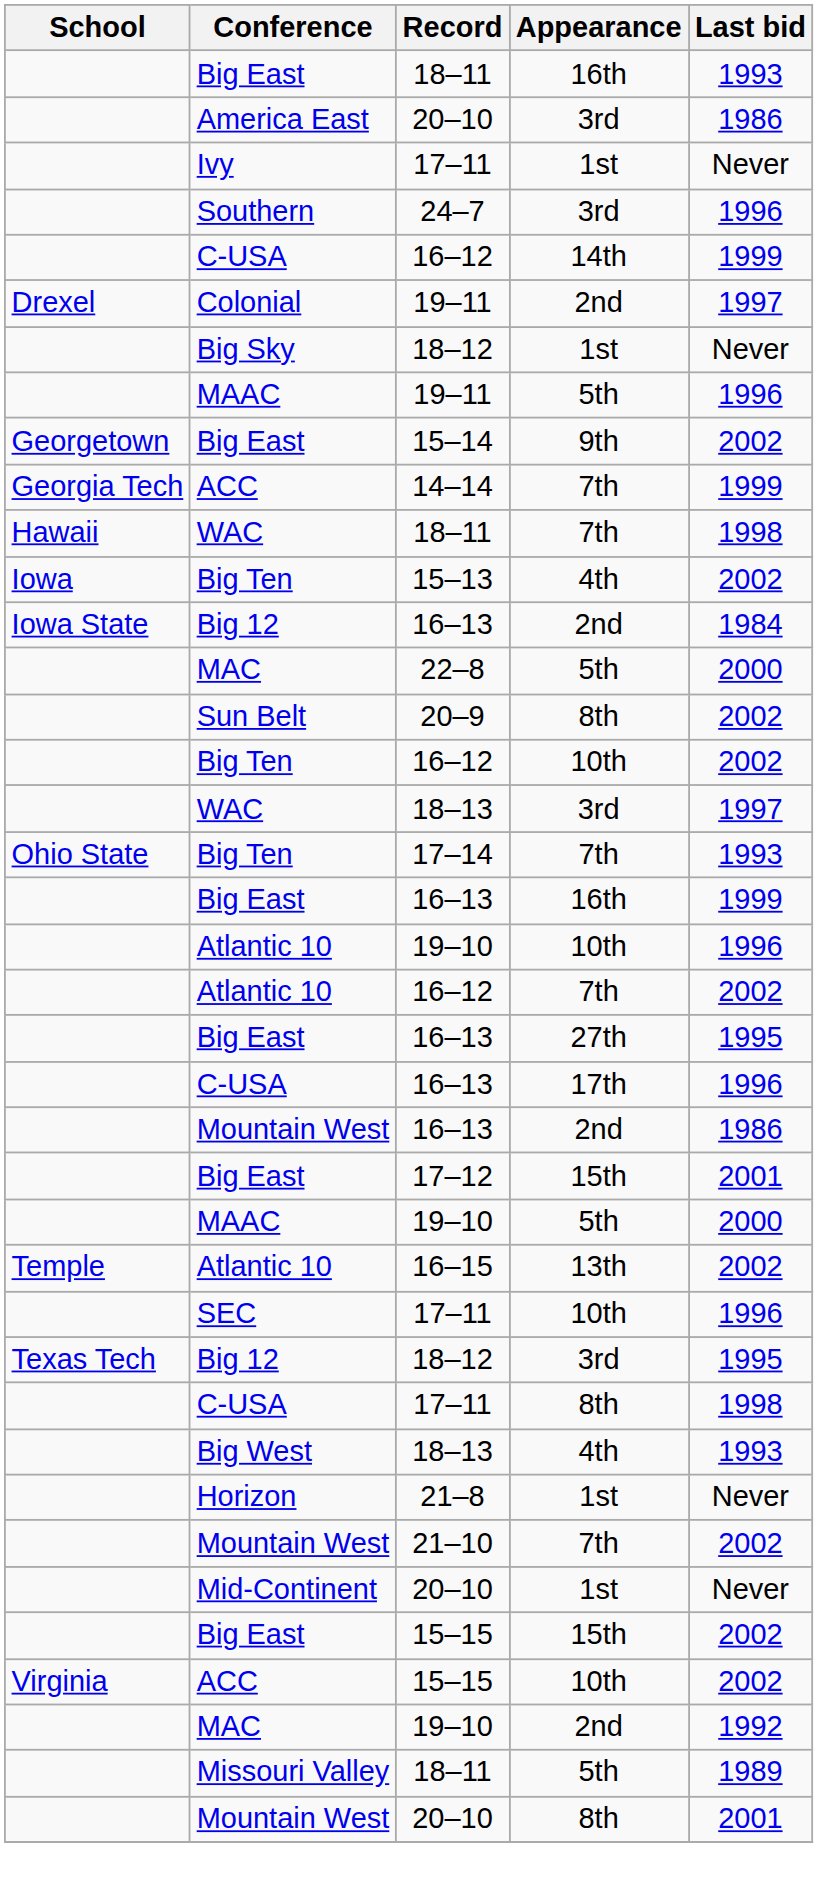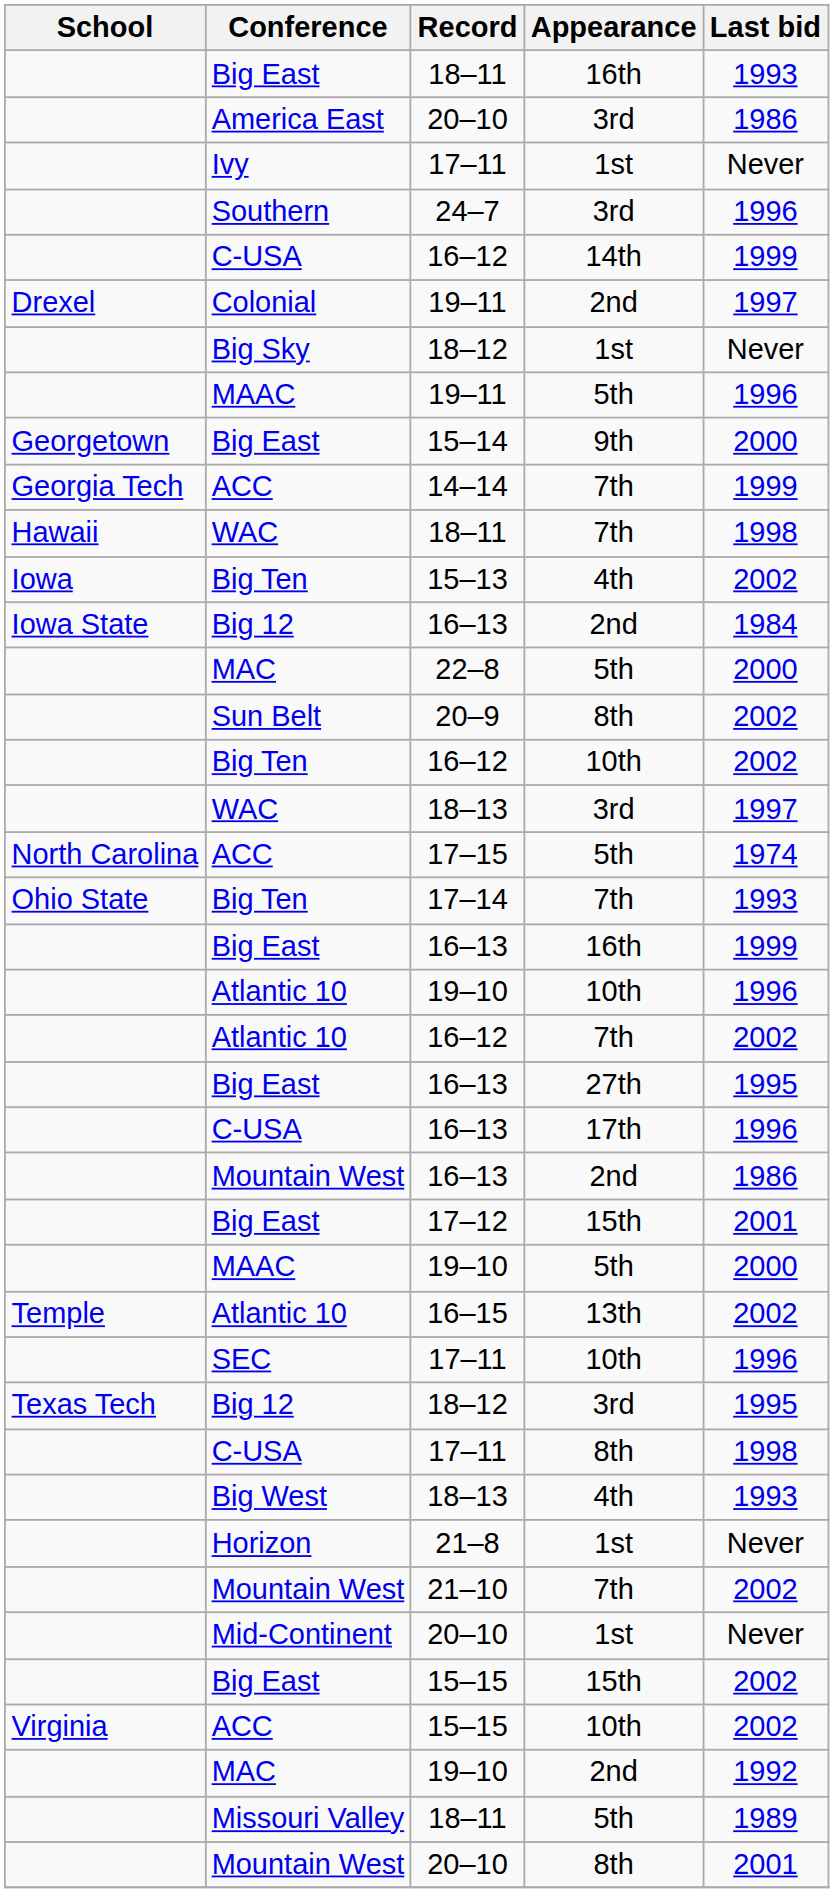(750, 440) 2002 -> (765, 440) 2000
+ row: (242, 854)
